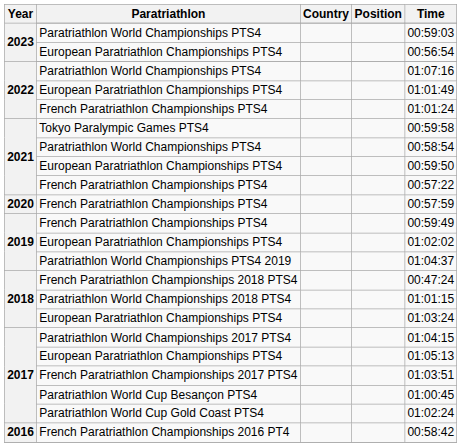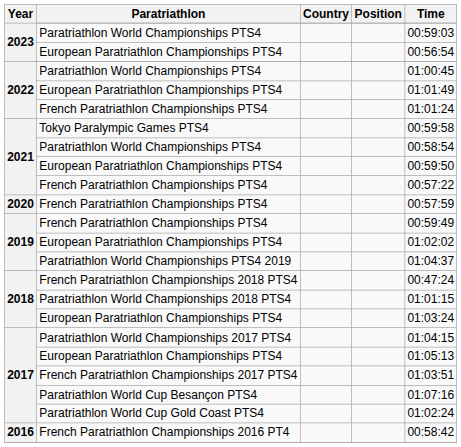(431, 71) 01:07:16 -> (431, 71) 01:00:45
(431, 394) 01:00:45 -> (431, 394) 01:07:16
